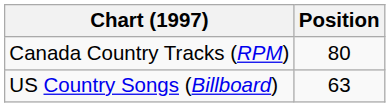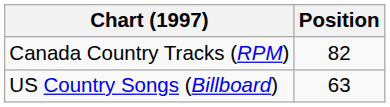(339, 53) 80 -> (339, 53) 82
